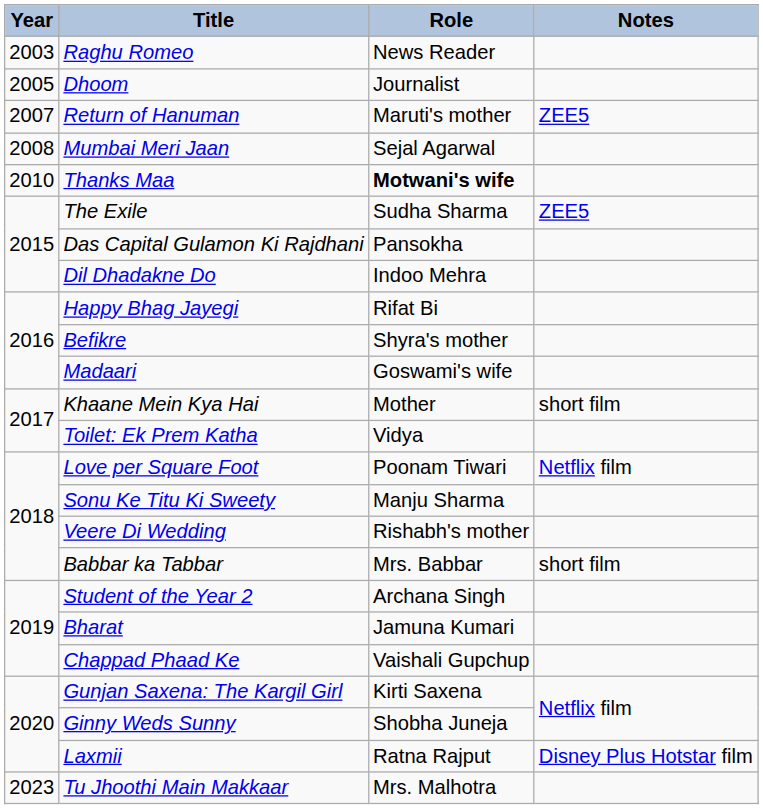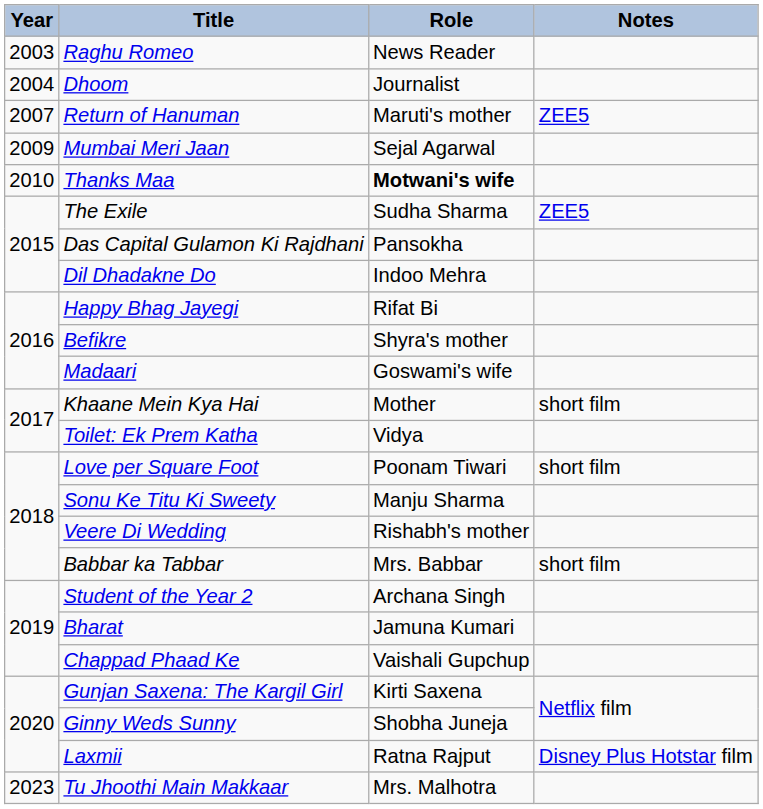(32, 84) 2005 -> (32, 84) 2004
(32, 148) 2008 -> (32, 148) 2009
(585, 468) Netflix film -> (580, 468) short film
